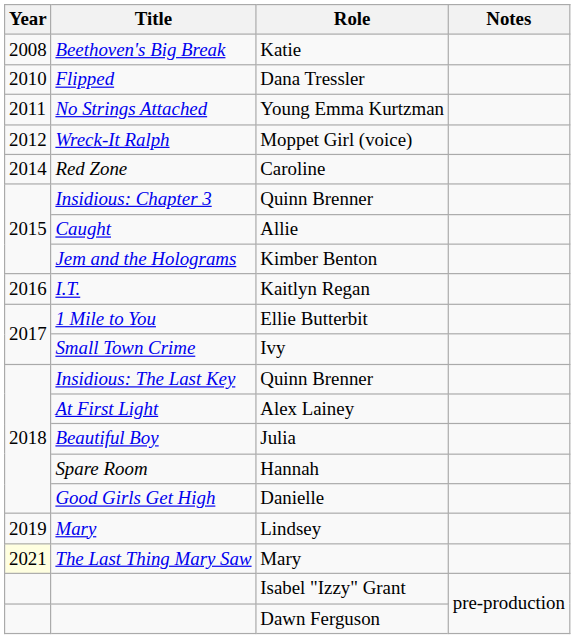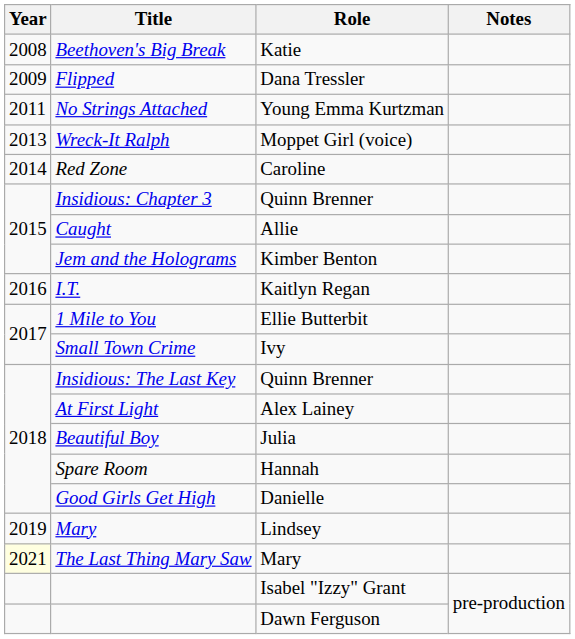(28, 79) 2010 -> (28, 79) 2009
(28, 139) 2012 -> (28, 139) 2013
